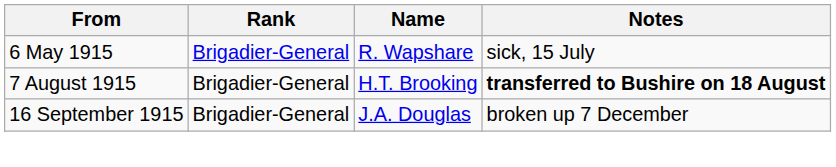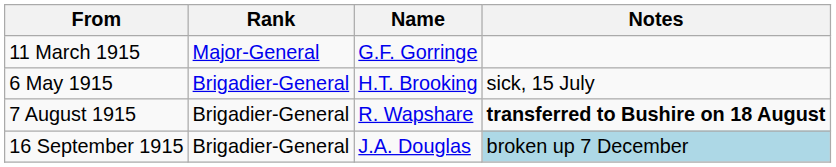+ row: (75, 51)
(416, 51) R. Wapshare -> (418, 83) H.T. Brooking
(418, 83) H.T. Brooking -> (416, 114) R. Wapshare
(588, 114) no background -> (588, 146) lightblue background
